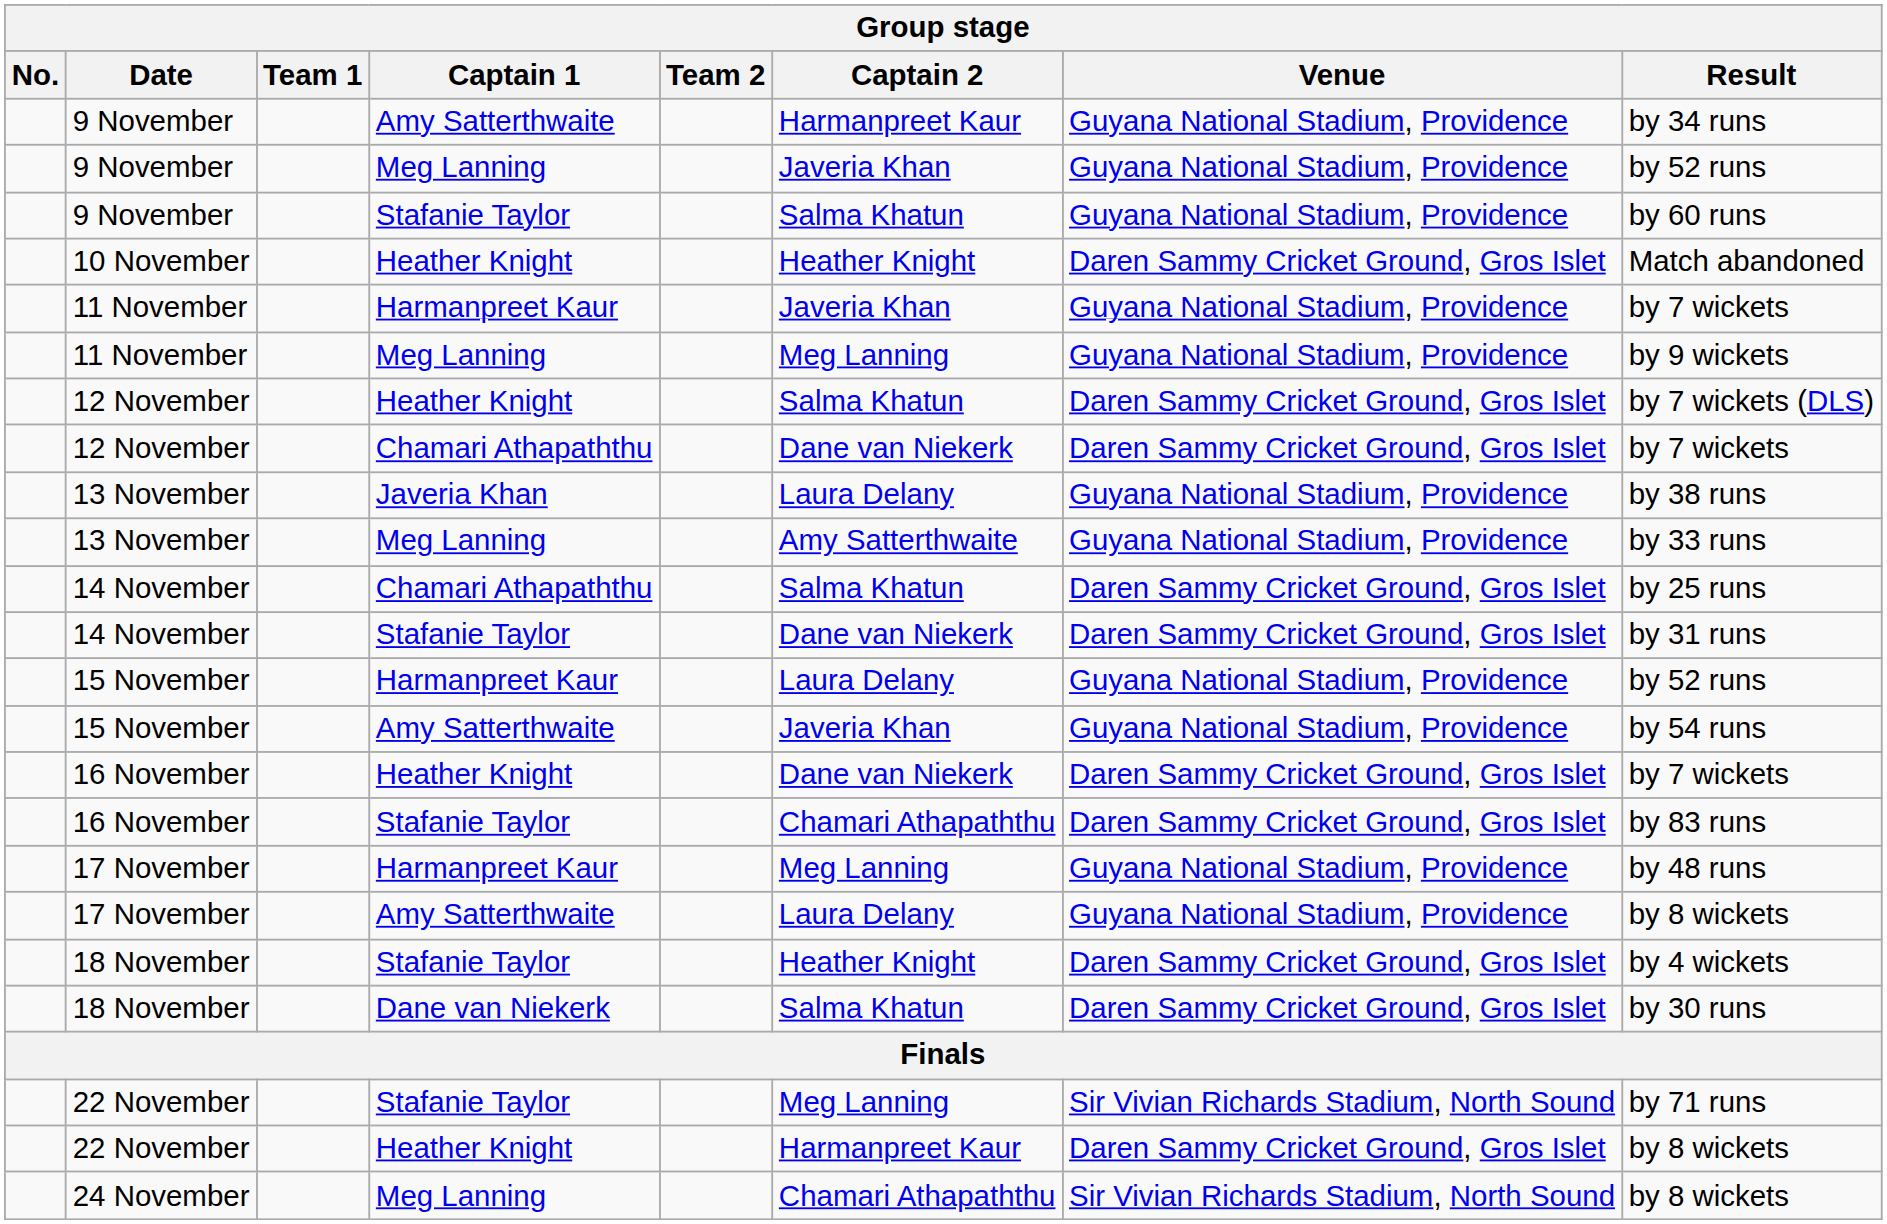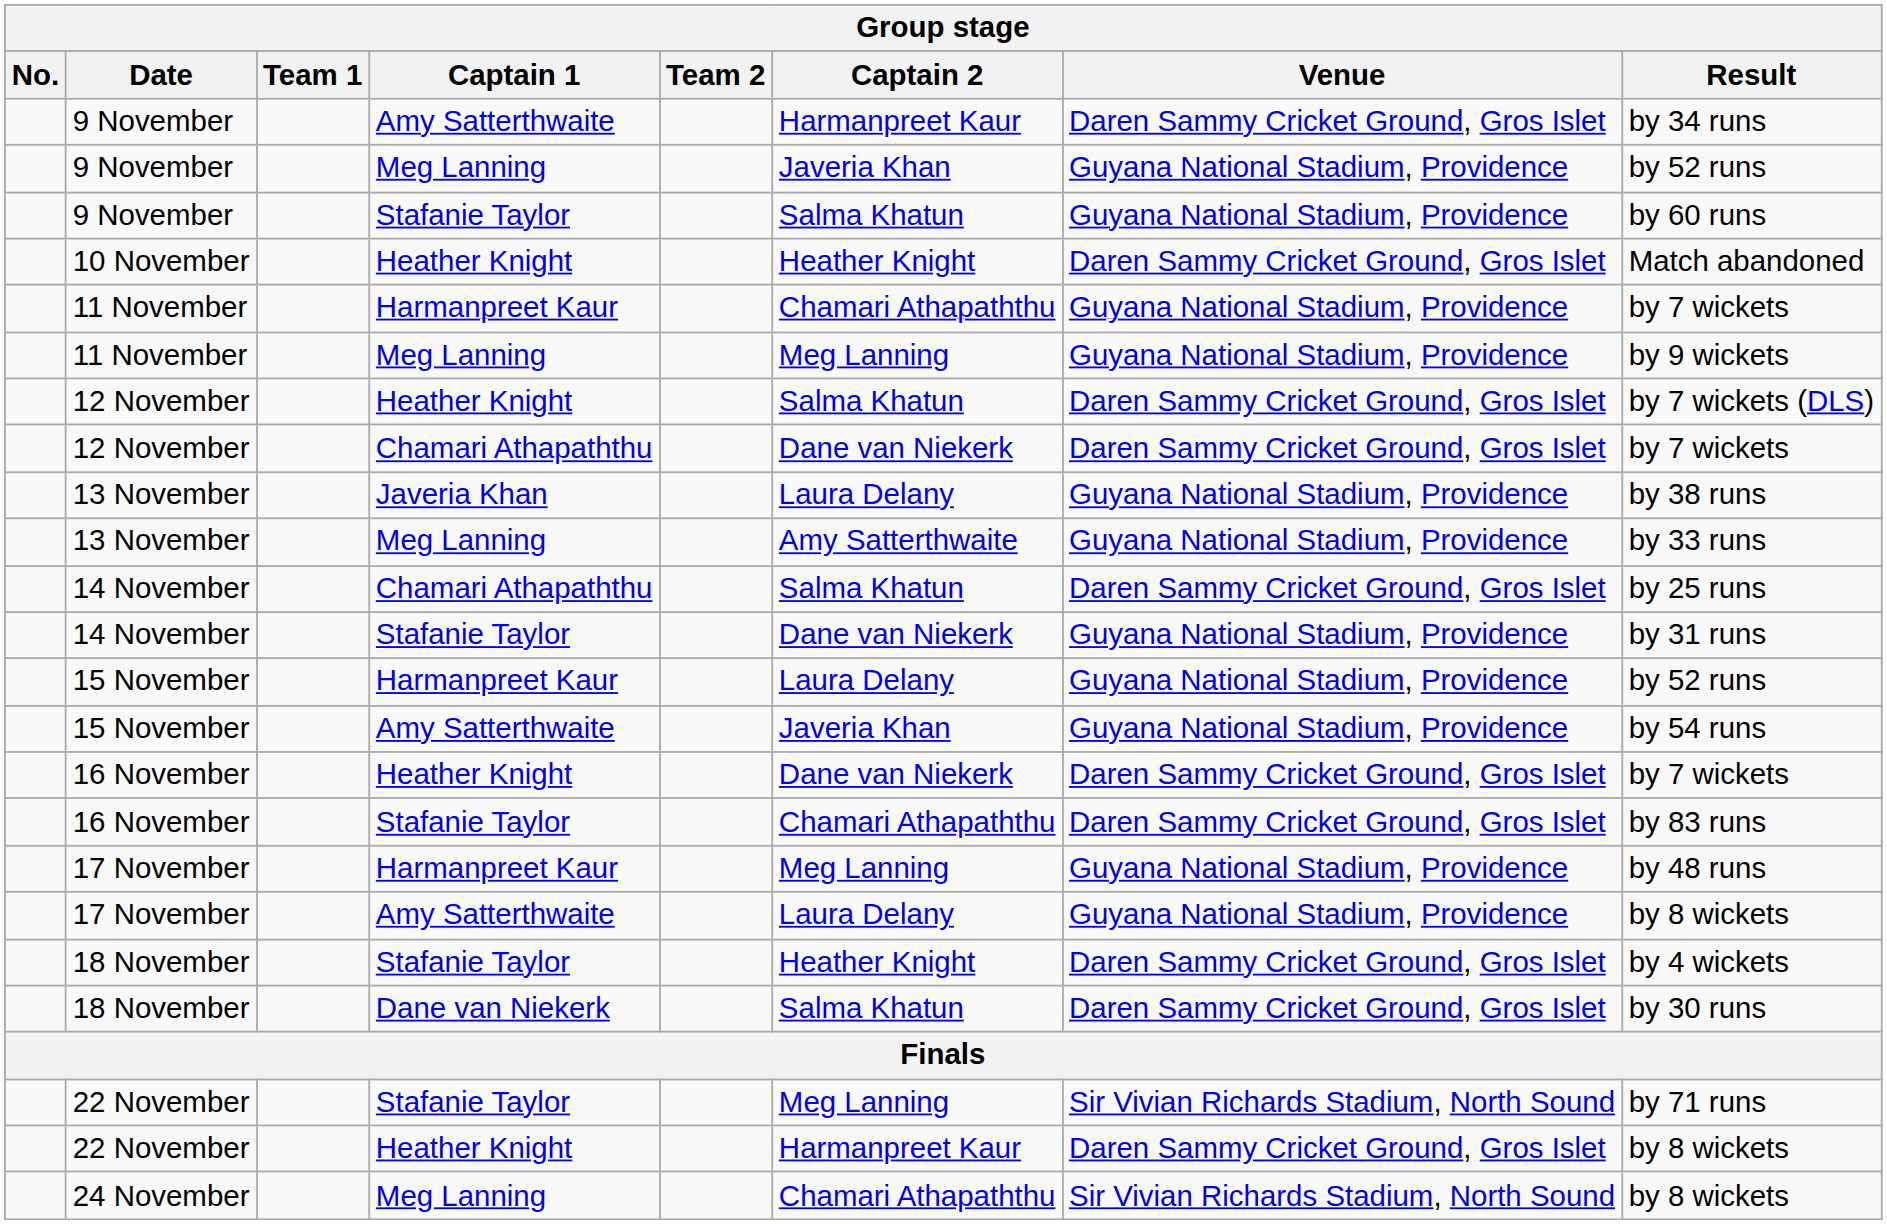(1319, 121) Guyana National Stadium, Providence -> (1337, 121) Daren Sammy Cricket Ground, Gros Islet
(865, 307) Javeria Khan -> (917, 307) Chamari Athapaththu
(1337, 634) Daren Sammy Cricket Ground, Gros Islet -> (1319, 634) Guyana National Stadium, Providence
